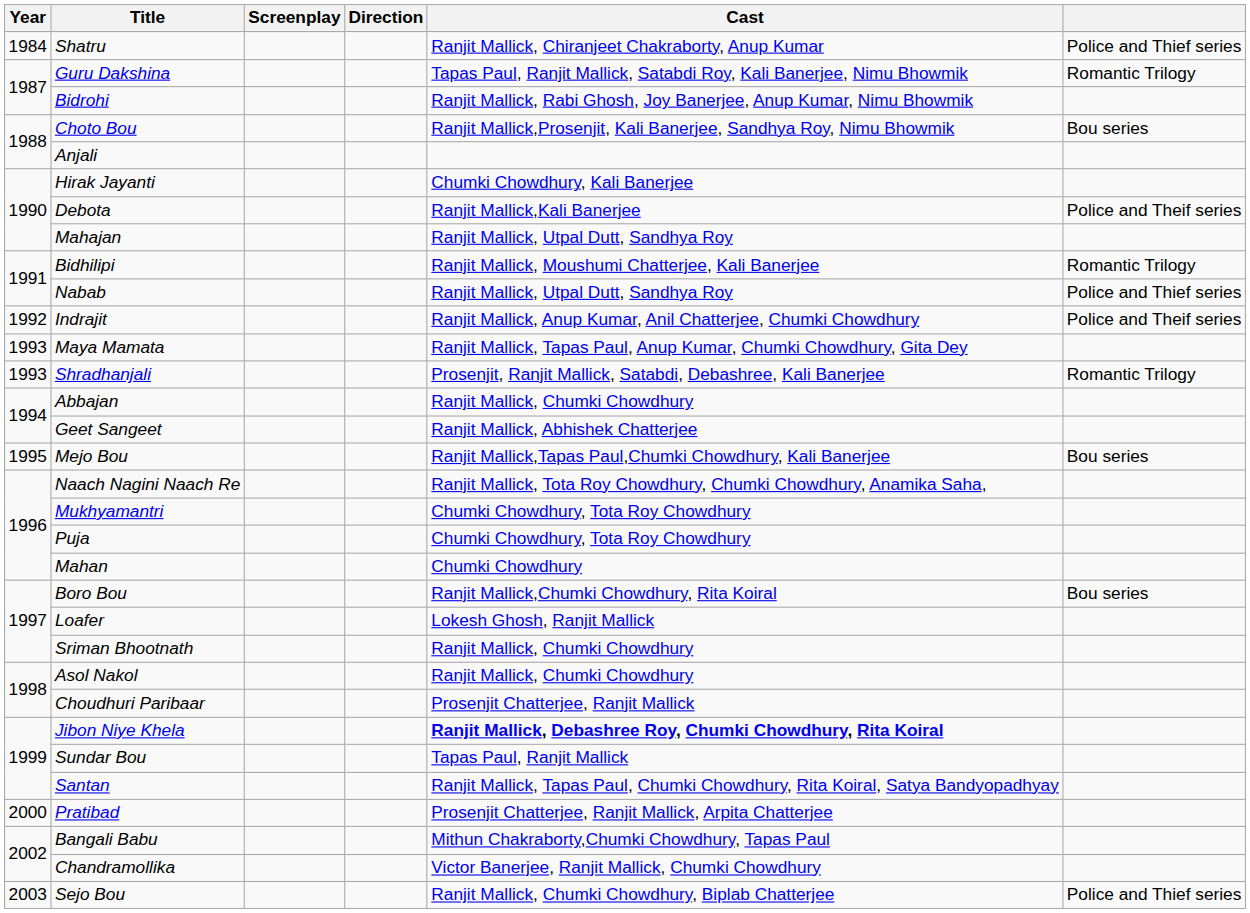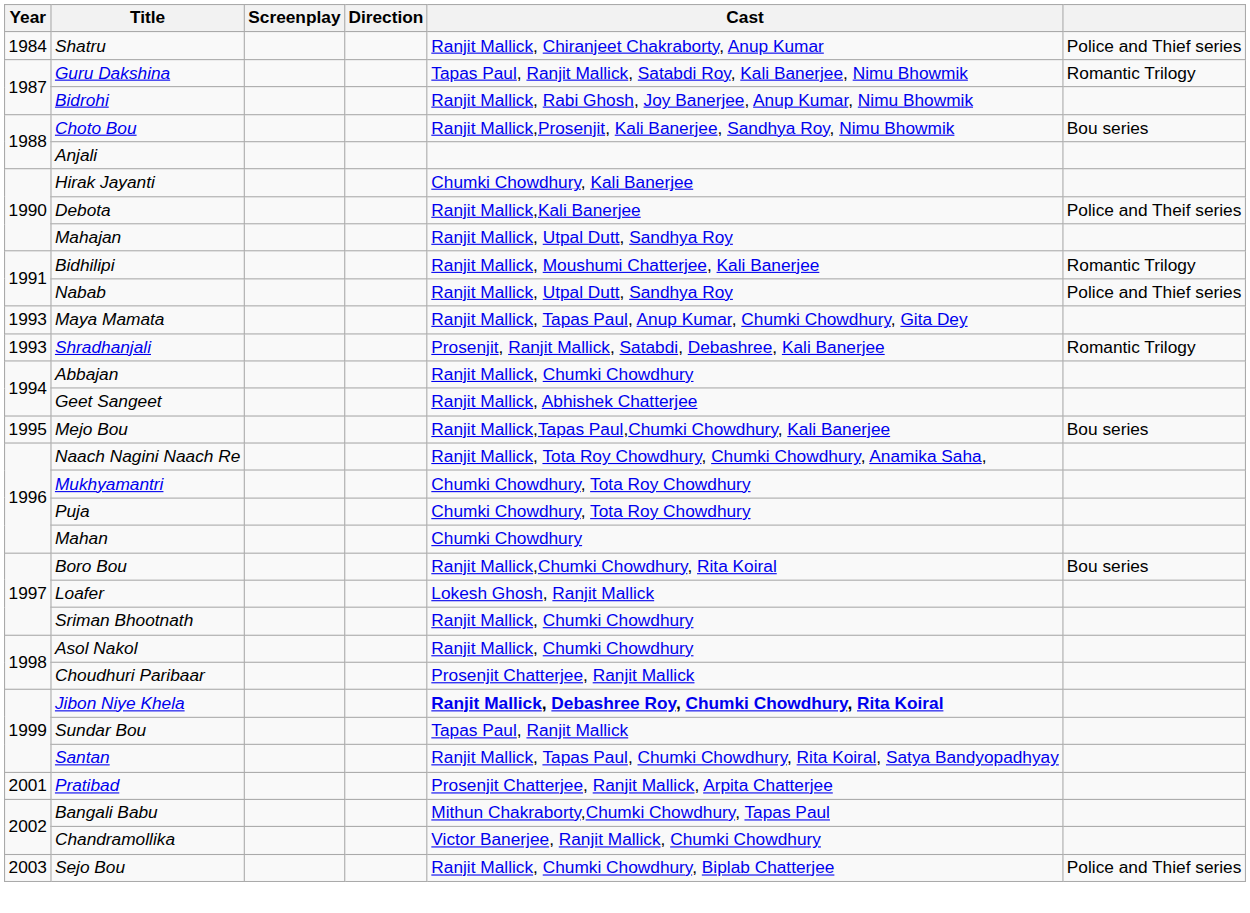- row: (81, 319)
(28, 812) 2000 -> (28, 785) 2001
